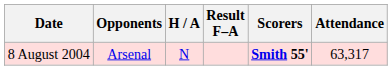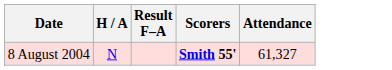- column: (129, 23)
(350, 53) 63,317 -> (277, 53) 61,327
